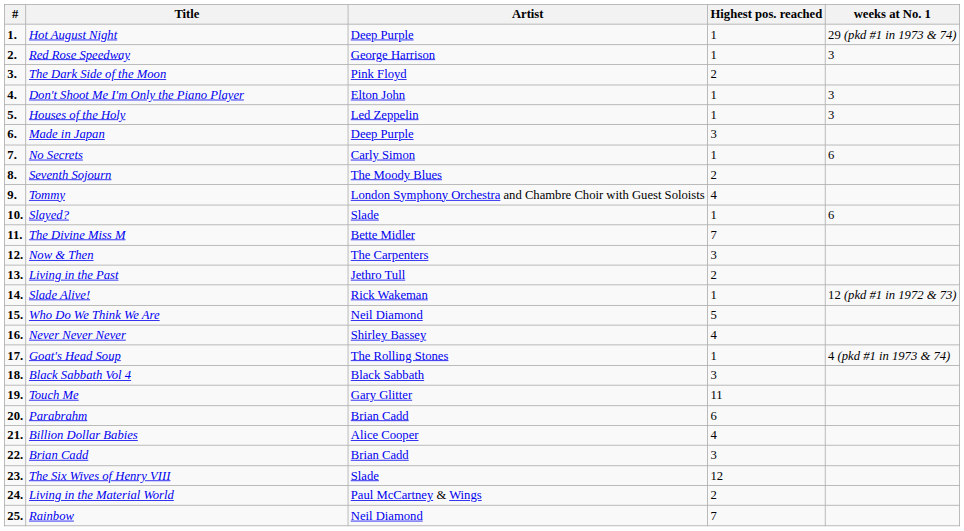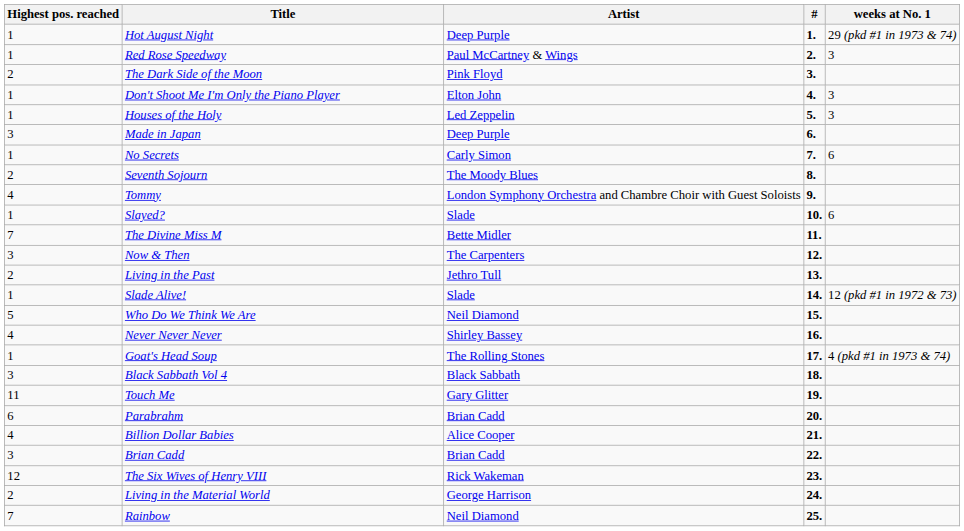columns swapped: (15, 14) <-> (766, 14)
(393, 54) George Harrison -> (512, 54) Paul McCartney & Wings
(389, 295) Rick Wakeman -> (461, 295) Slade
(365, 475) Slade -> (485, 475) Rick Wakeman
(416, 495) Paul McCartney & Wings -> (489, 495) George Harrison
